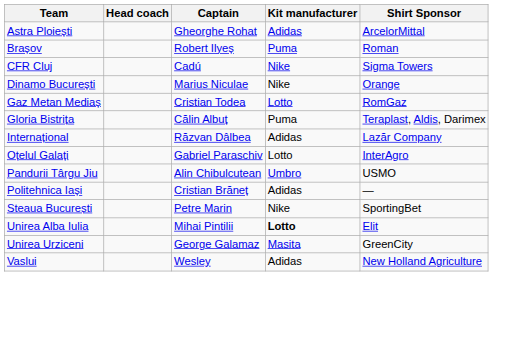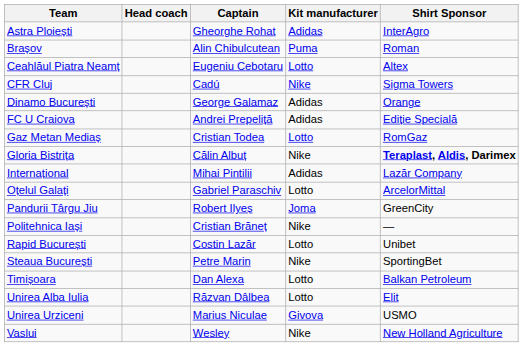(394, 31) ArcelorMittal -> (406, 31) InterAgro
(204, 48) Robert Ilyeș -> (236, 48) Alin Chibulcutean
+ row: (63, 66)
(211, 84) Marius Niculae -> (235, 102) George Galamaz
(279, 84) Nike -> (305, 102) Adidas
+ row: (41, 119)
(282, 119) Puma -> (299, 155) Nike
(424, 119) normal -> (449, 155) bold
(212, 137) Răzvan Dâlbea -> (222, 173) Mihai Pintilii
(385, 155) InterAgro -> (414, 191) ArcelorMittal
(218, 173) Alin Chibulcutean -> (223, 208) Robert Ilyeș
(284, 173) Umbro -> (302, 208) Joma
(379, 173) USMO -> (408, 208) GreenCity
(285, 191) Adidas -> (299, 226) Nike
+ row: (46, 244)
+ row: (31, 279)
(204, 226) Mihai Pintilii -> (231, 297) Răzvan Dâlbea
(282, 226) bold -> (301, 297) normal
(217, 244) George Galamaz -> (230, 315) Marius Niculae
(284, 244) Masita -> (306, 315) Givova
(388, 244) GreenCity -> (400, 315) USMO
(285, 262) Adidas -> (299, 333) Nike
